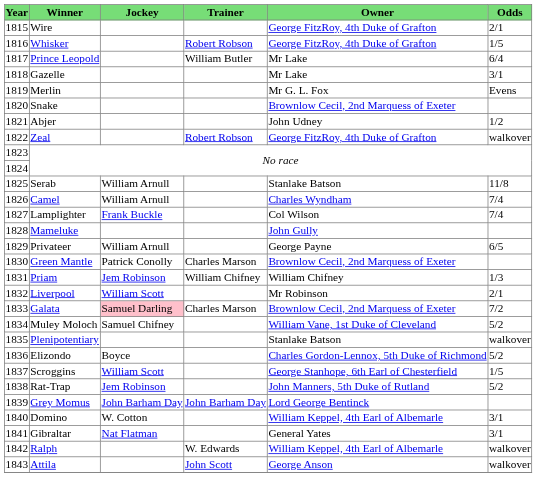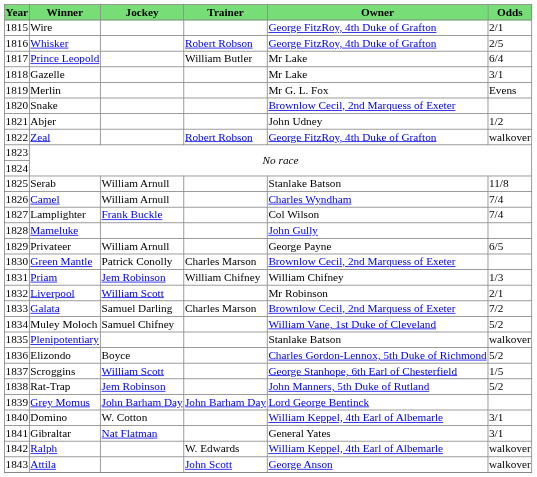(496, 43) 1/5 -> (496, 43) 2/5
(137, 308) pink background -> (137, 308) no background
